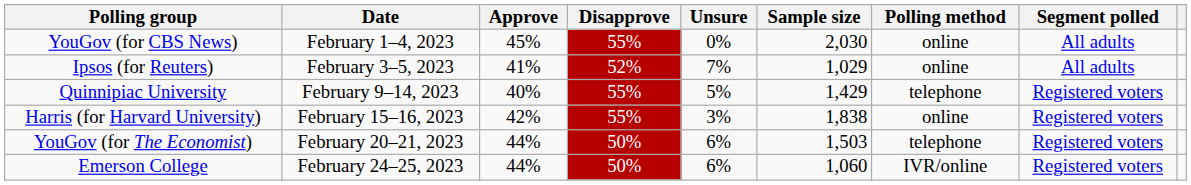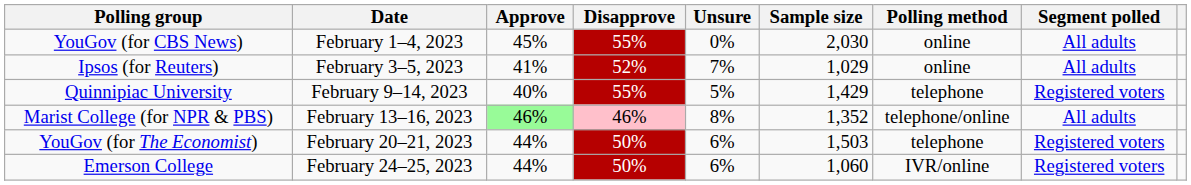+ row: (148, 117)
- row: (143, 117)
